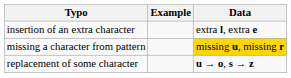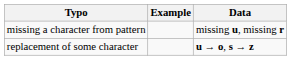- row: (71, 30)
(240, 47) gold background -> (240, 30) no background
